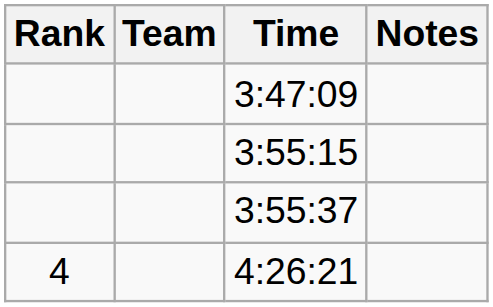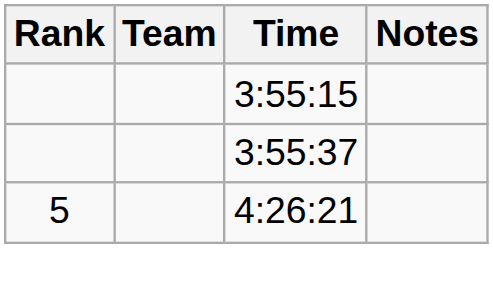- row: (296, 93)
(59, 270) 4 -> (59, 211) 5
